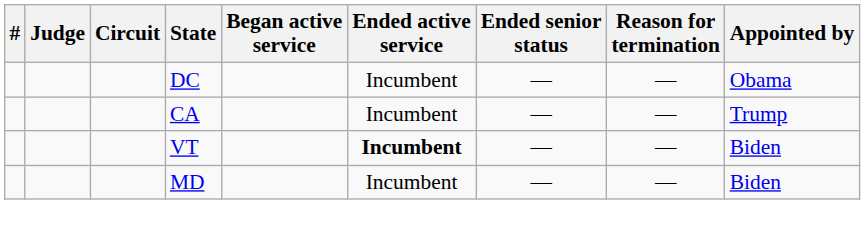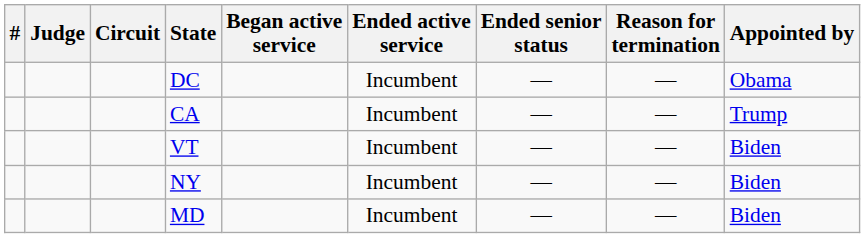(411, 147) bold -> (411, 147) normal
+ row: (185, 181)
